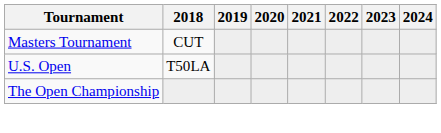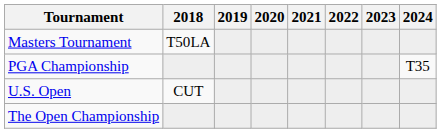(188, 41) CUT -> (188, 41) T50LA
+ row: (68, 66)
(188, 66) T50LA -> (188, 91) CUT
